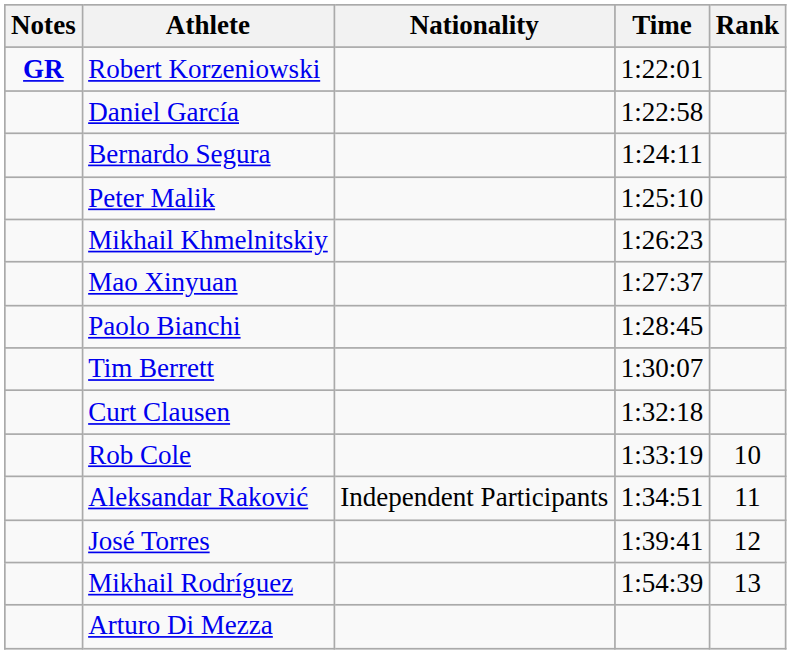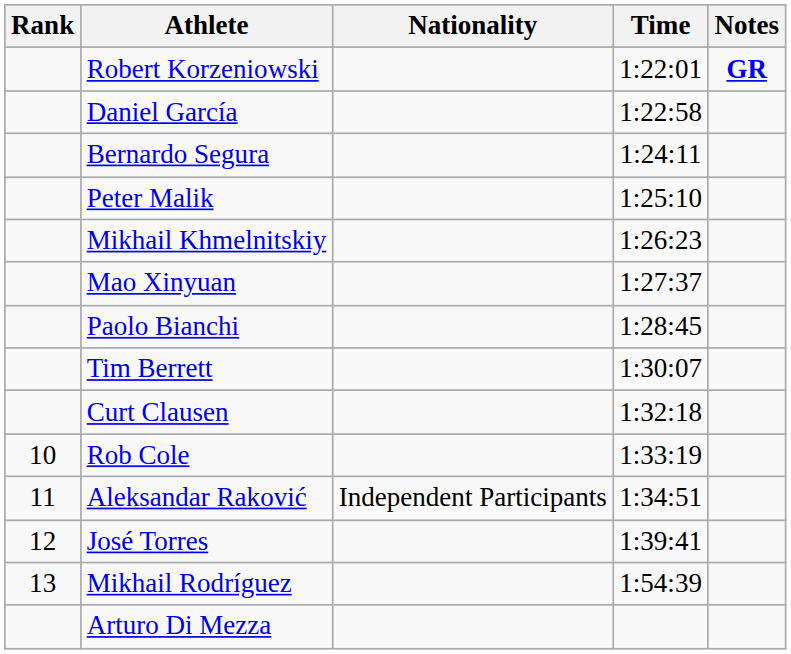columns swapped: (747, 25) <-> (43, 25)
